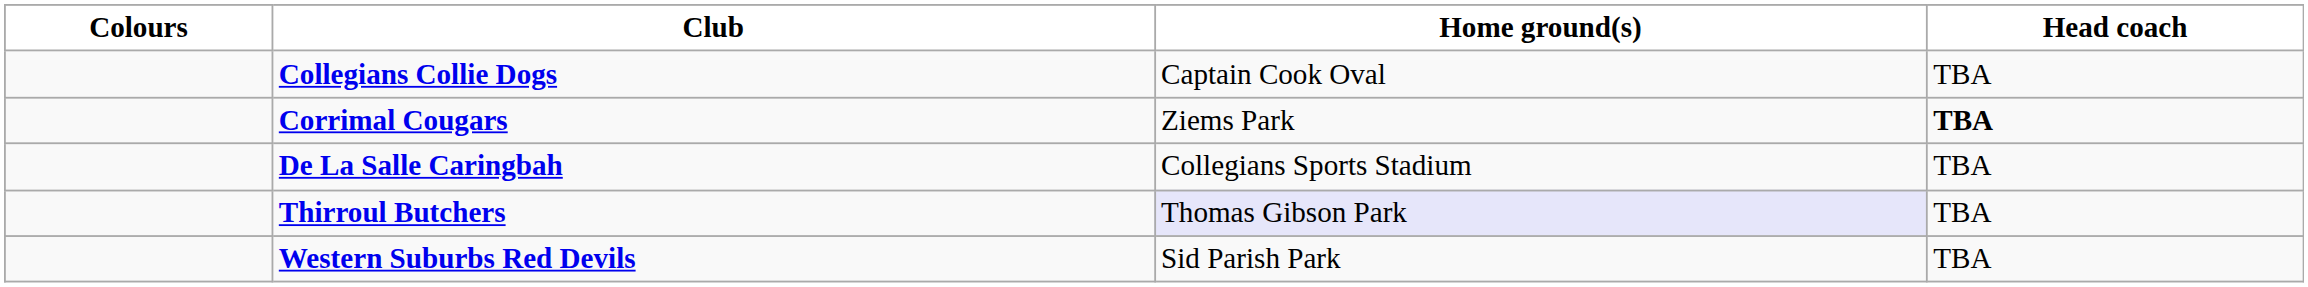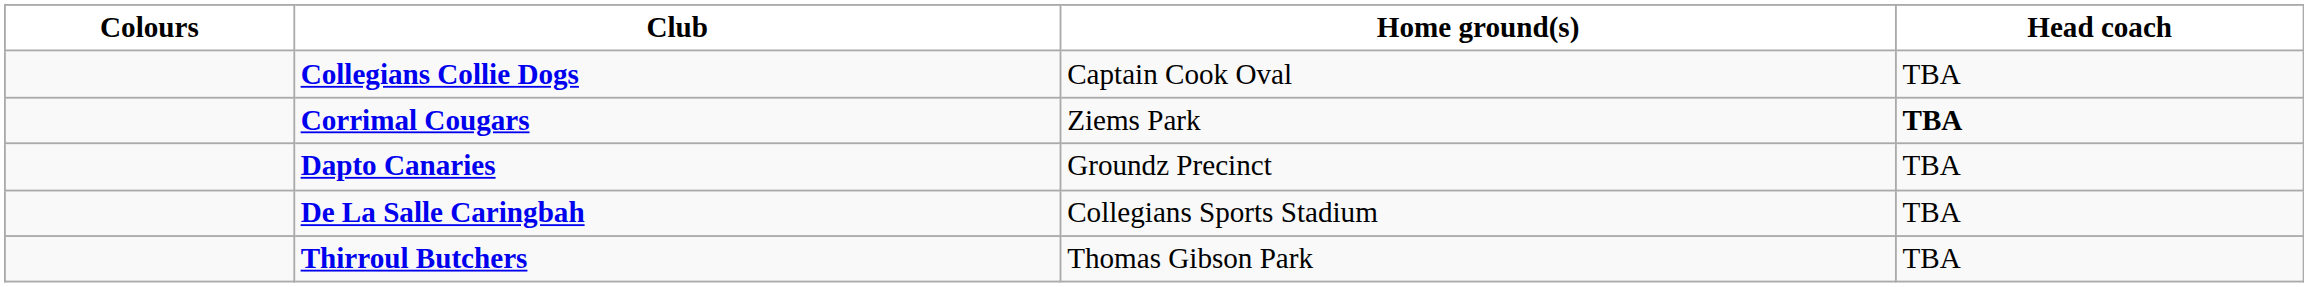+ row: (398, 166)
(1284, 212) lavender background -> (1190, 258) no background
- row: (457, 258)
